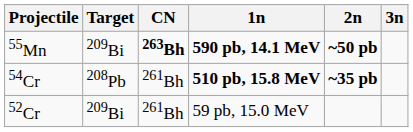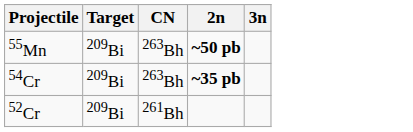- column: (256, 18)
(163, 47) bold -> (163, 47) normal
(106, 79) 208Pb -> (105, 79) 209Bi
(163, 79) 261Bh -> (163, 79) 263Bh
